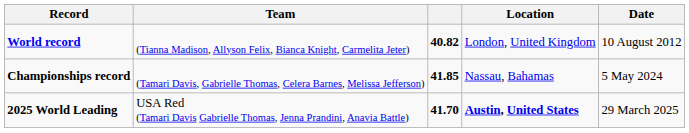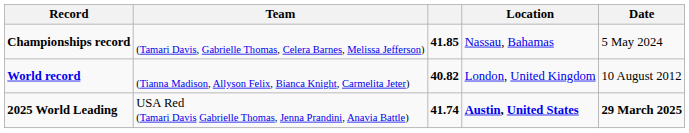rows swapped: (44, 41) <-> (69, 75)
(445, 110) 41.70 -> (445, 110) 41.74
(640, 110) normal -> (642, 110) bold
